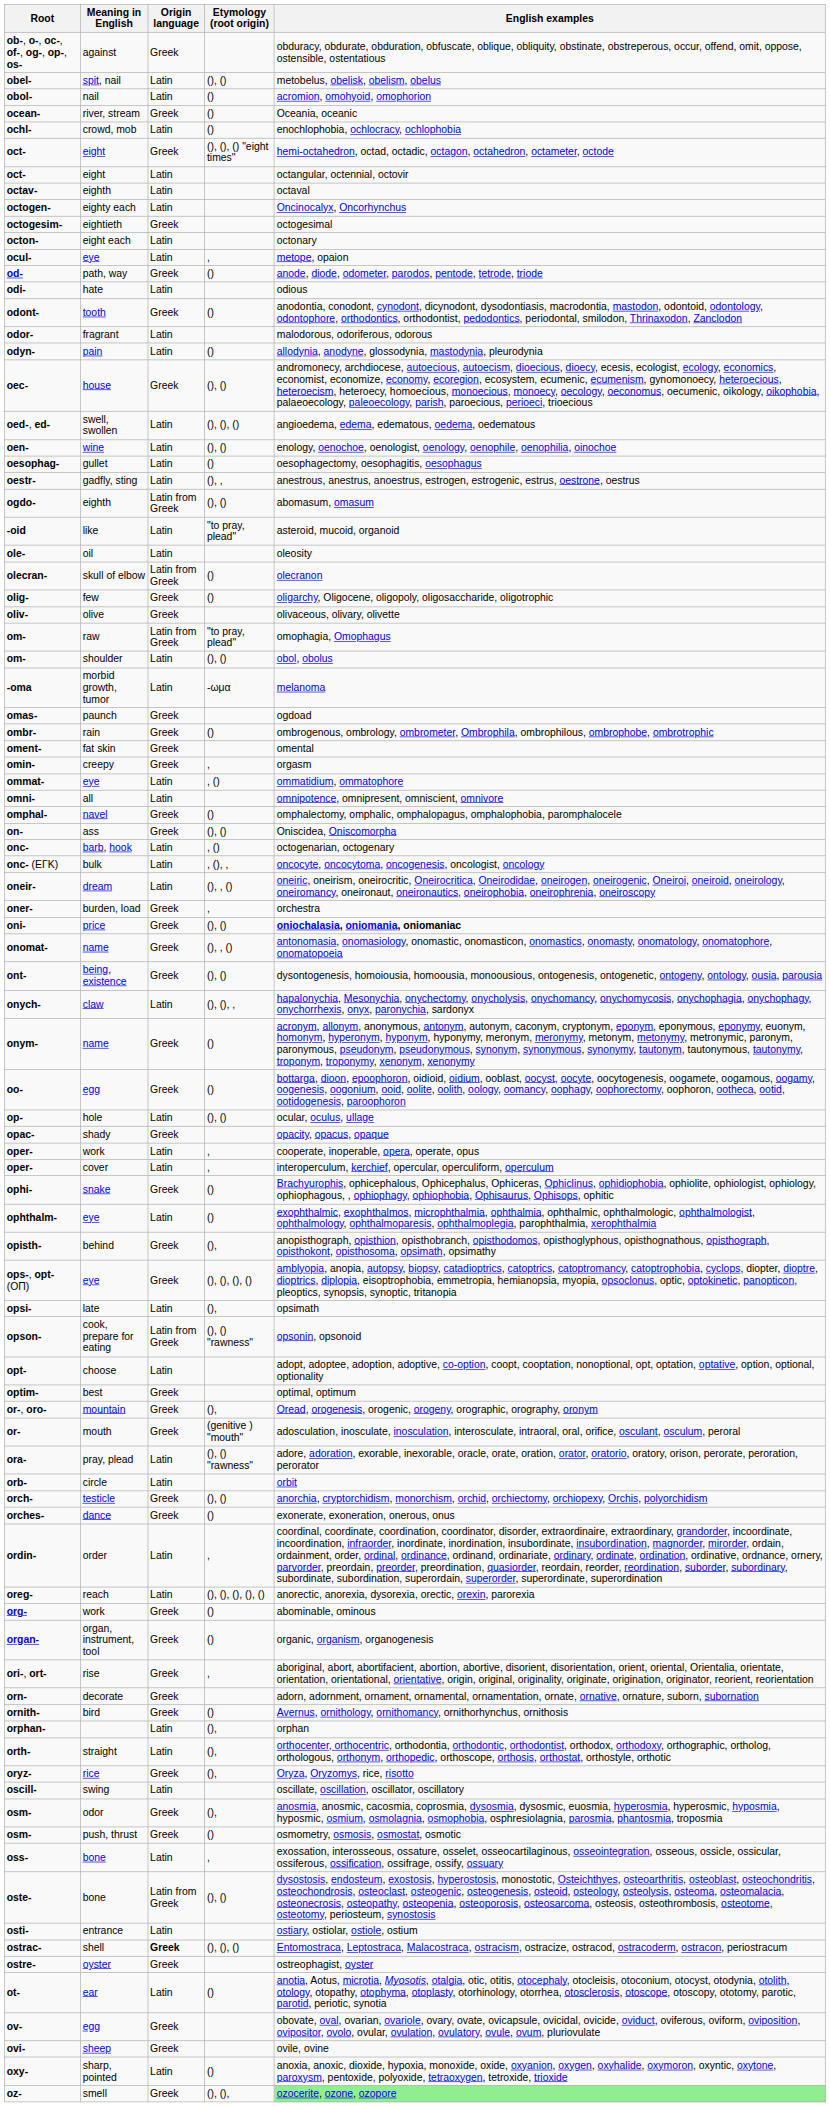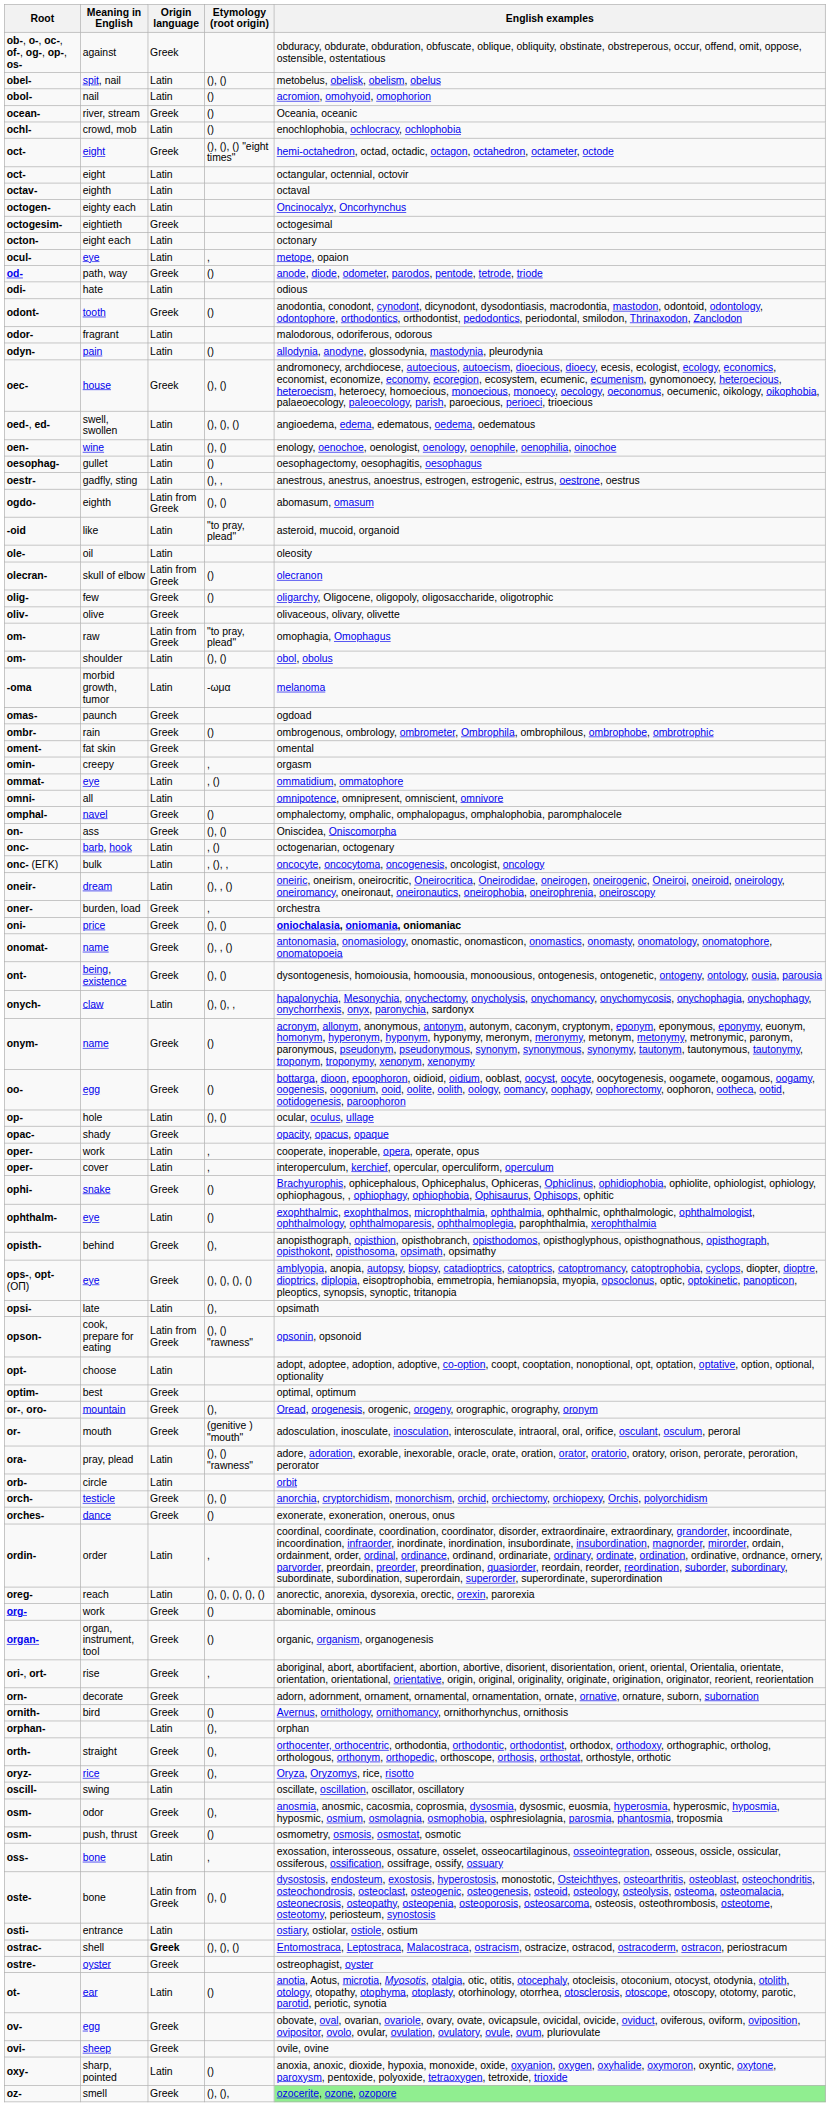(161, 1751) Latin -> (164, 1751) Greek
